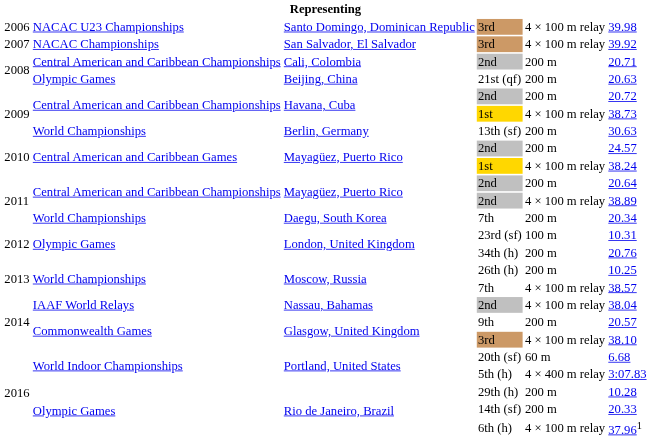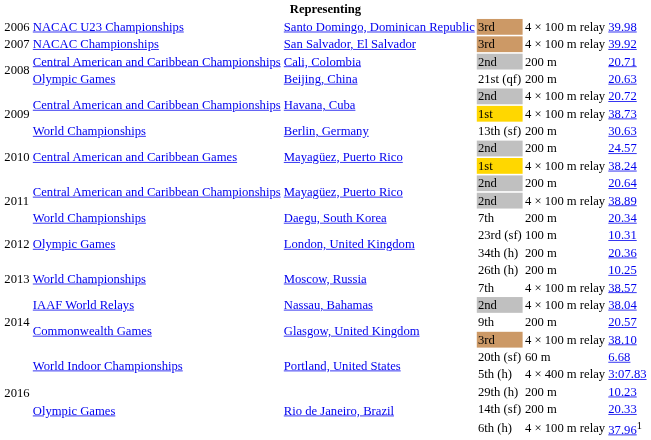(541, 96) 200 m -> (565, 96) 4 × 100 m relay
(623, 252) 20.76 -> (623, 252) 20.36
(623, 391) 10.28 -> (623, 391) 10.23
